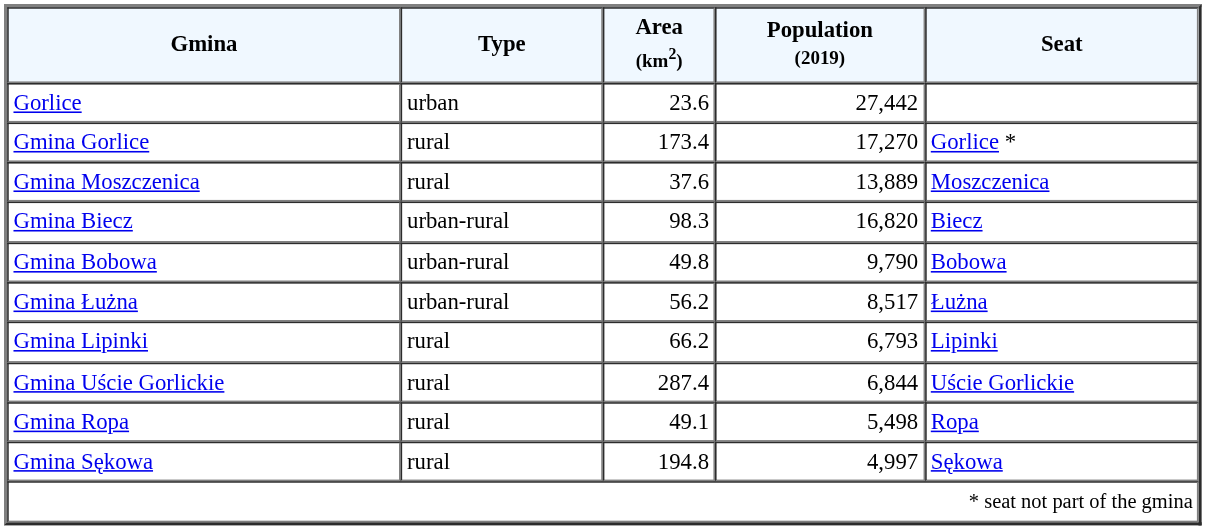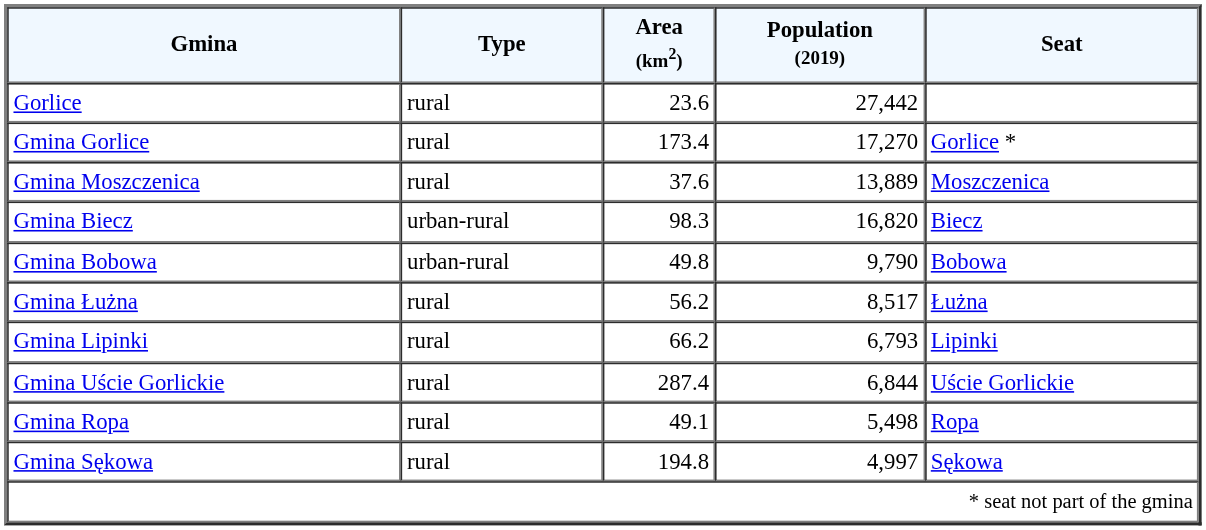(433, 101) urban -> (428, 101) rural
(458, 301) urban-rural -> (428, 301) rural
